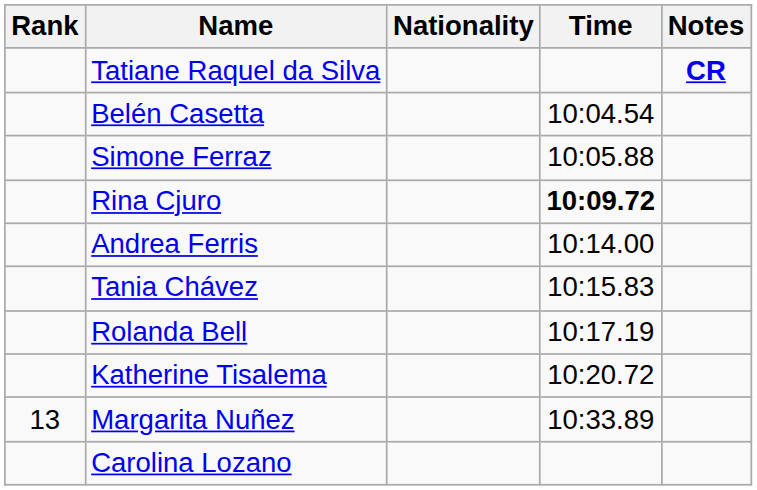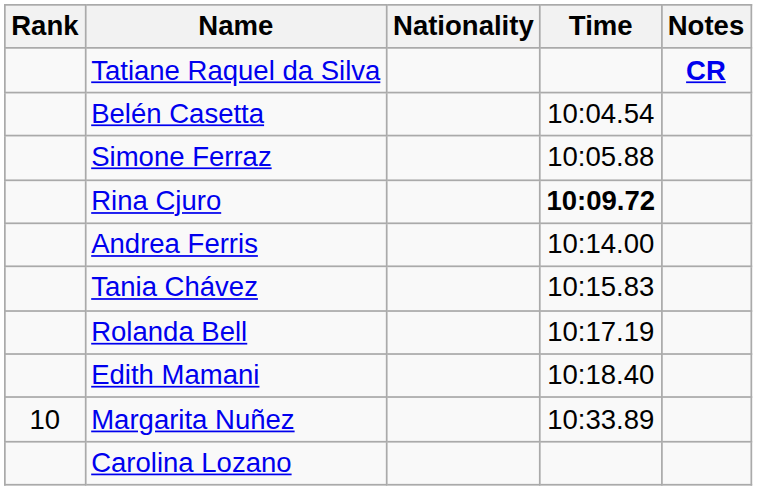+ row: (175, 375)
- row: (209, 375)
(45, 419) 13 -> (45, 419) 10
